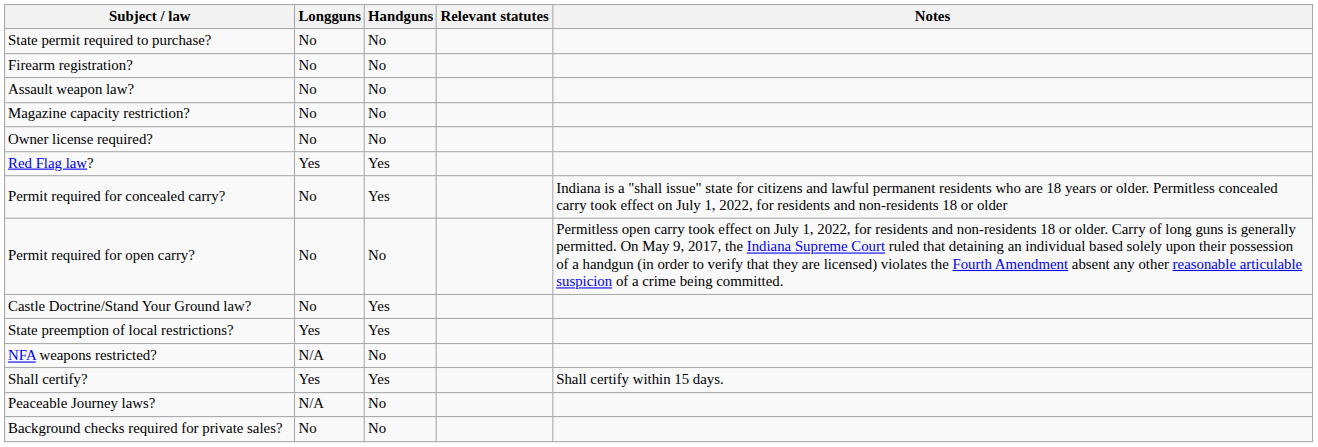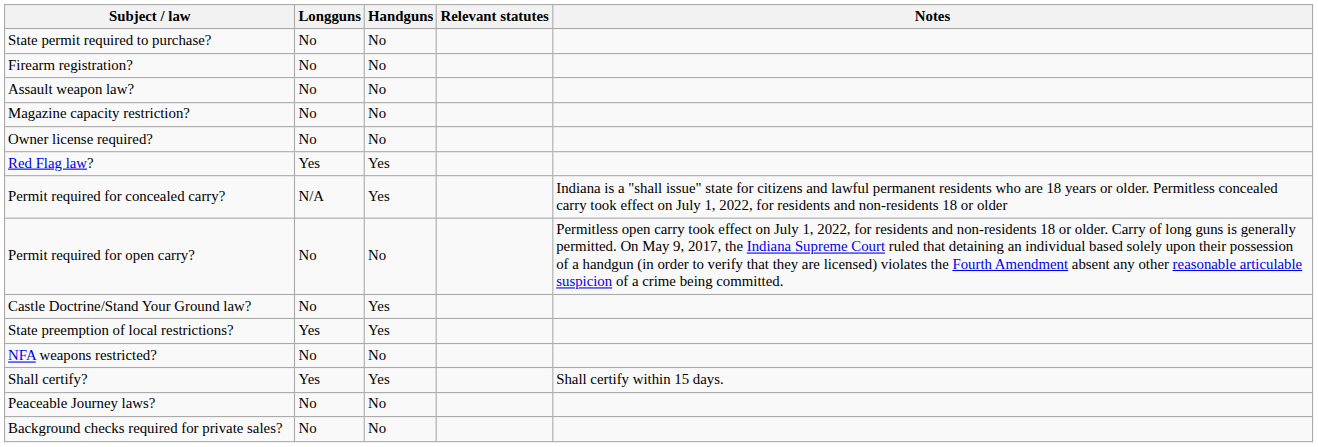(308, 196) No -> (311, 196) N/A
(311, 355) N/A -> (308, 355) No
(311, 404) N/A -> (308, 404) No
